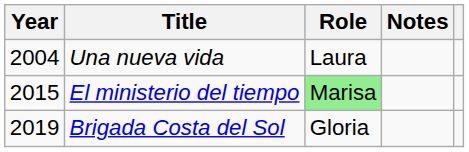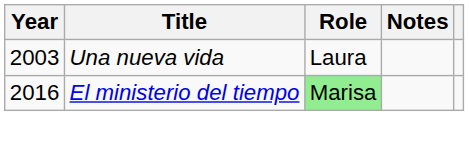(35, 57) 2004 -> (35, 57) 2003
(35, 92) 2015 -> (35, 92) 2016
- row: (177, 127)
